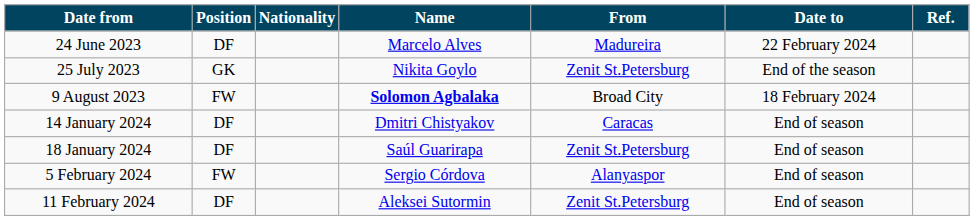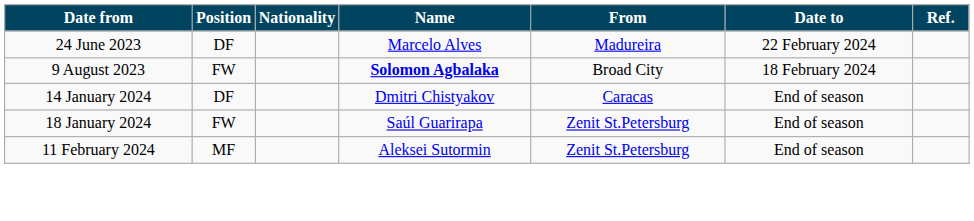- row: (98, 70)
(224, 149) DF -> (224, 123) FW
- row: (98, 176)
(224, 202) DF -> (224, 149) MF
